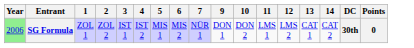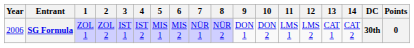+ column: (222, 11)
(15, 30) lightgreen background -> (15, 30) no background
